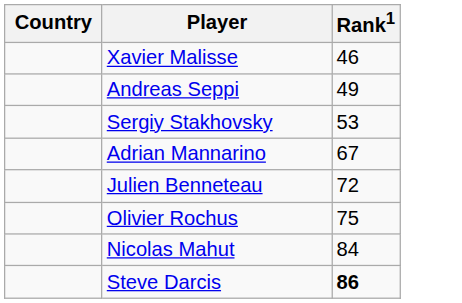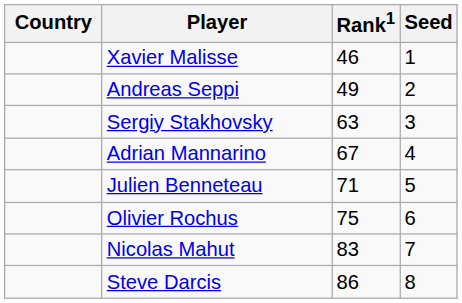+ column: (429, 23)
(348, 121) 53 -> (348, 121) 63
(348, 185) 72 -> (348, 185) 71
(348, 249) 84 -> (348, 249) 83
(348, 281) bold -> (348, 281) normal
